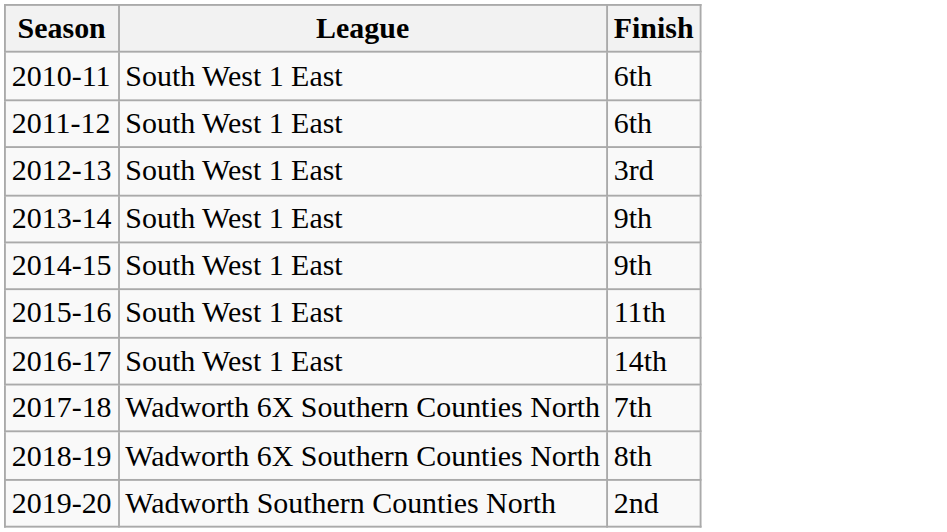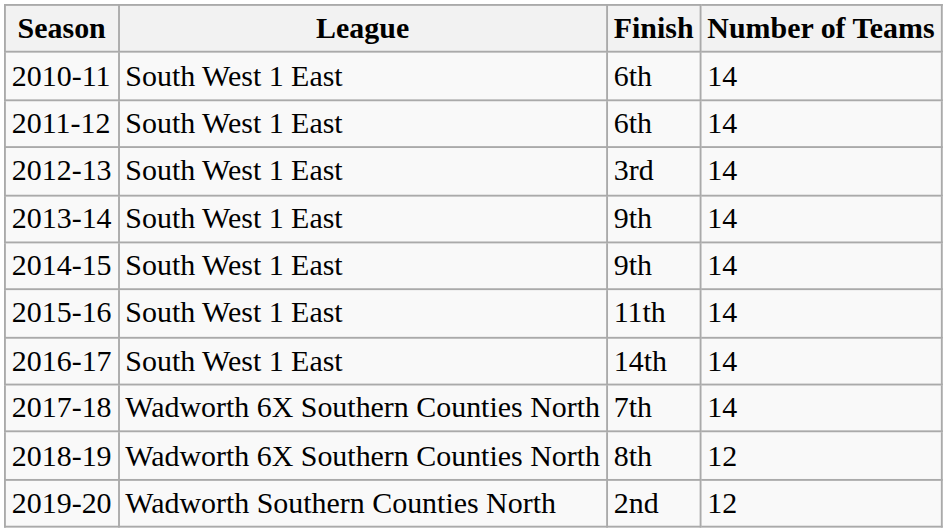+ column: (821, 28)
